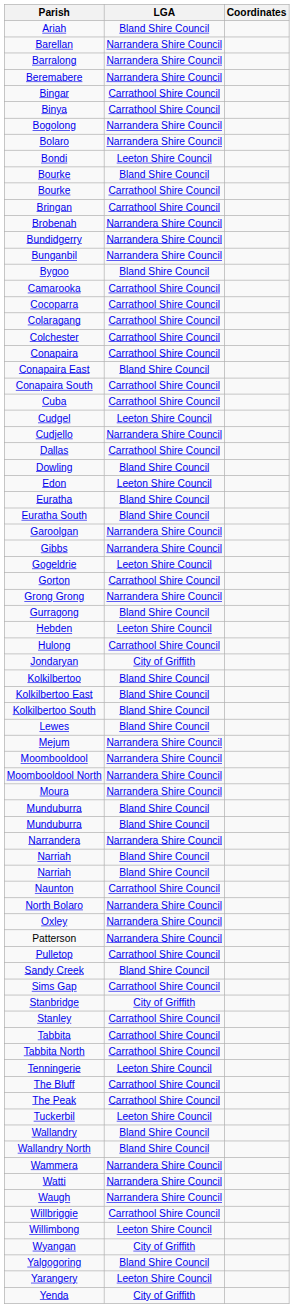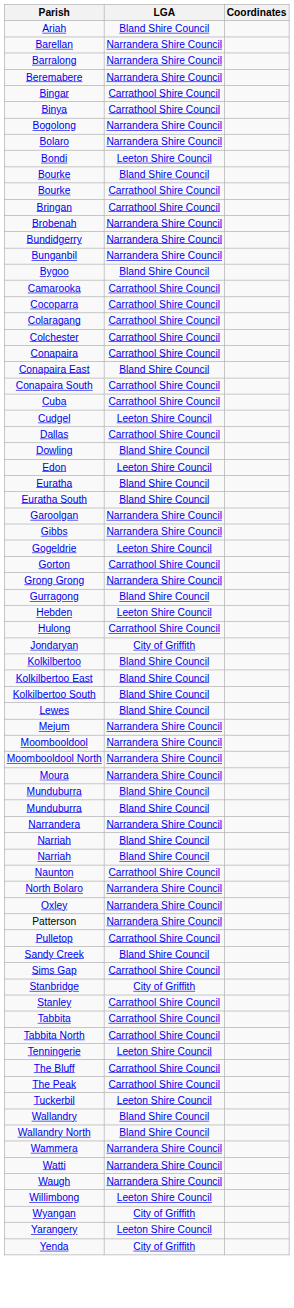- row: (54, 434)
- row: (54, 1214)
- row: (54, 1263)
